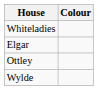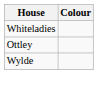- row: (18, 45)
